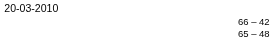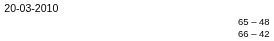rows swapped: (108, 34) <-> (108, 21)
